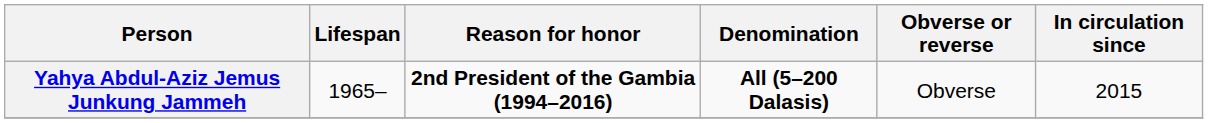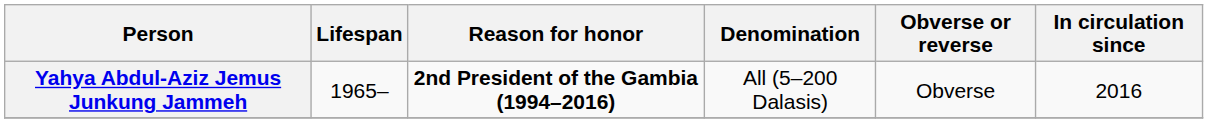(789, 90) bold -> (790, 90) normal
(1119, 90) 2015 -> (1119, 90) 2016
